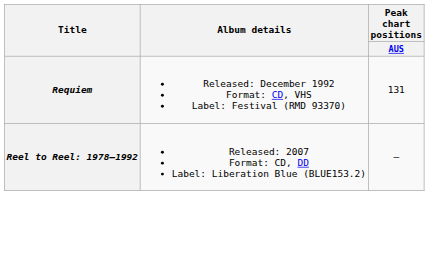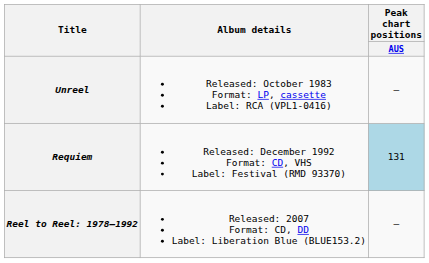+ row: (72, 90)
(396, 90) no background -> (396, 157) lightblue background
